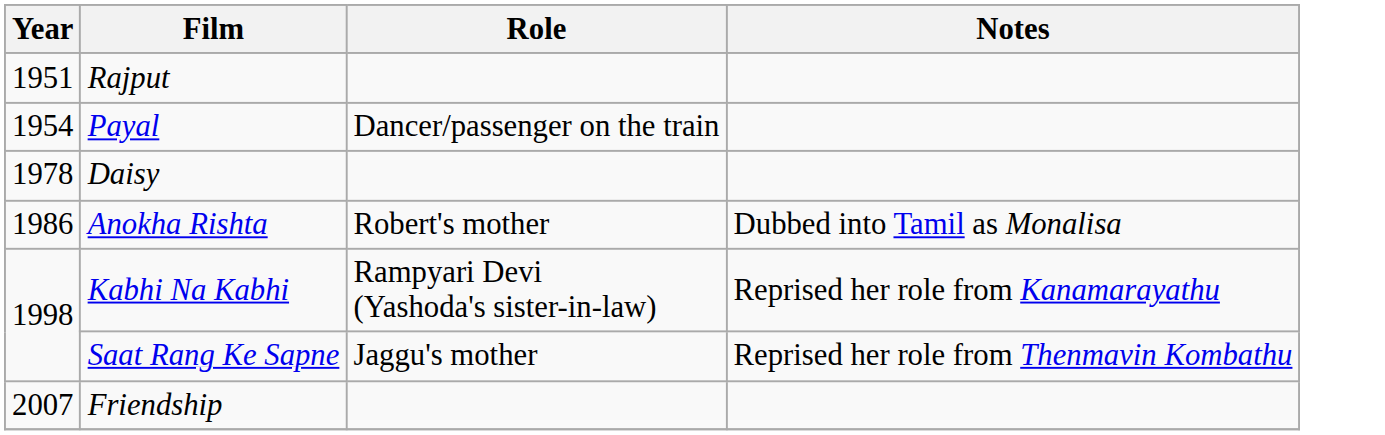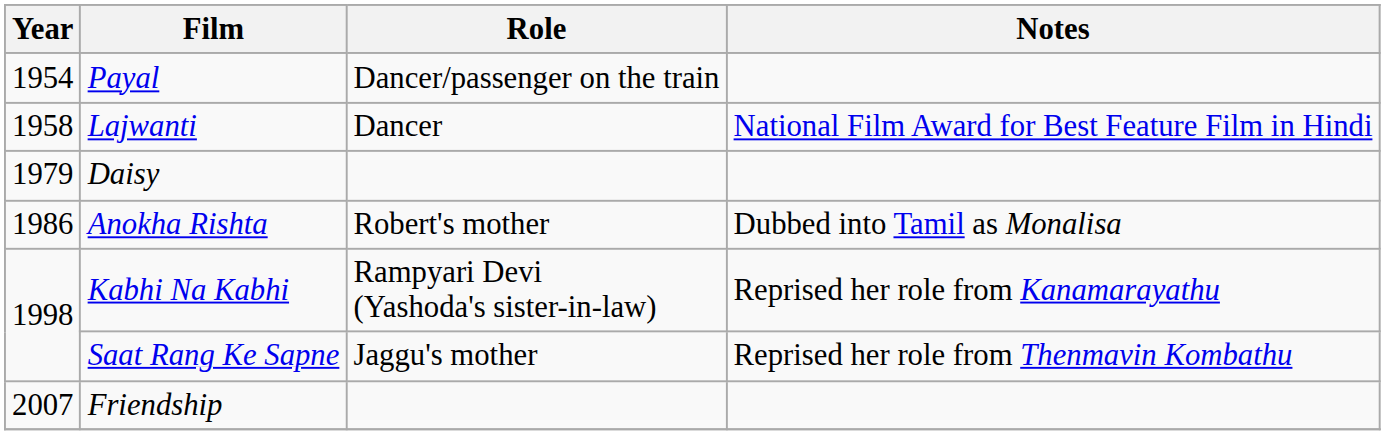- row: (129, 77)
+ row: (142, 126)
(43, 175) 1978 -> (43, 175) 1979
